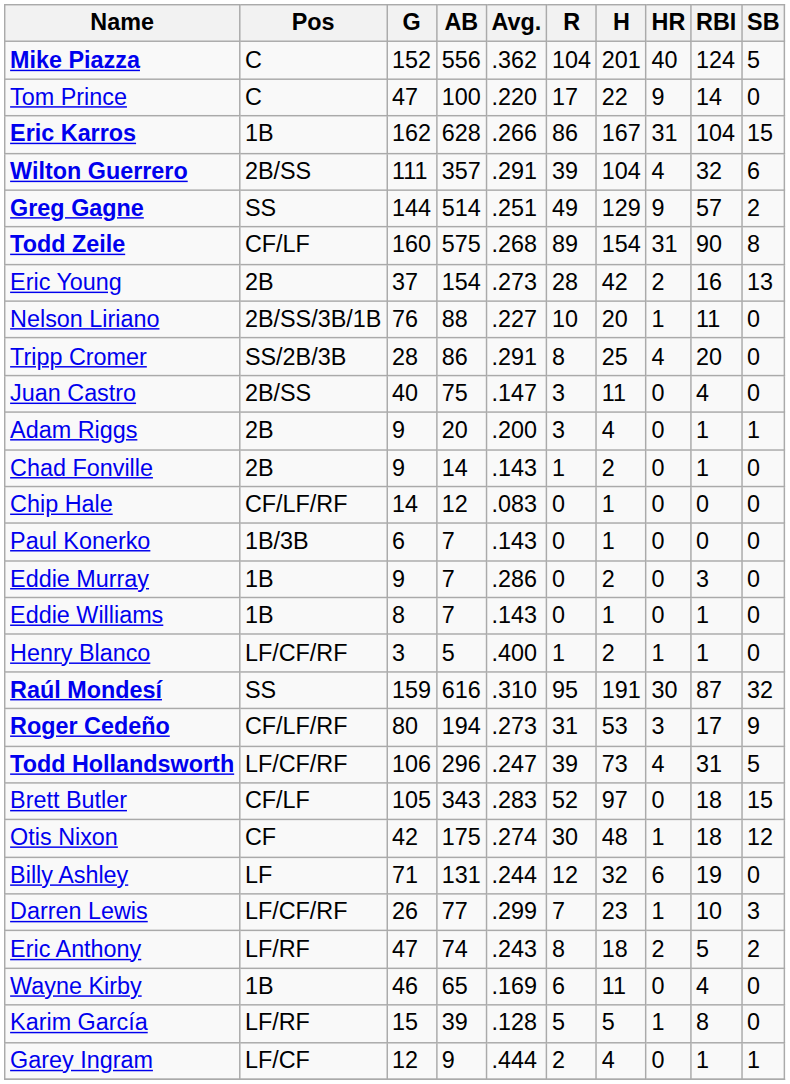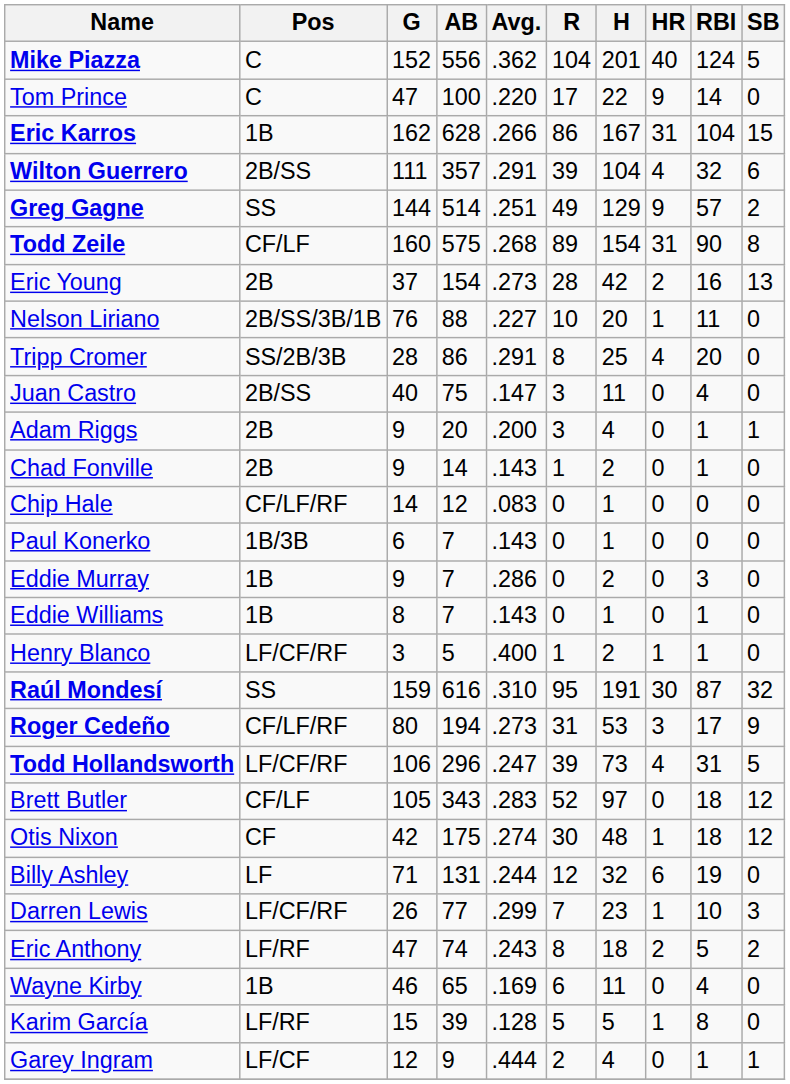(760, 801) 15 -> (760, 801) 12
